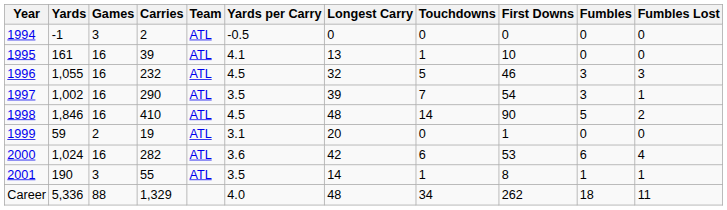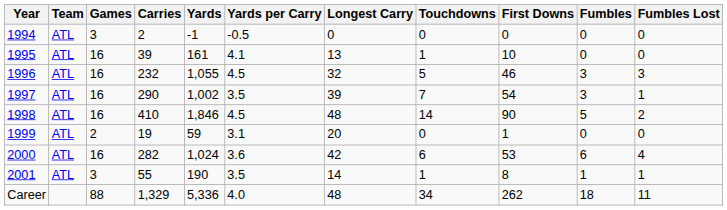columns swapped: (205, 14) <-> (69, 14)
